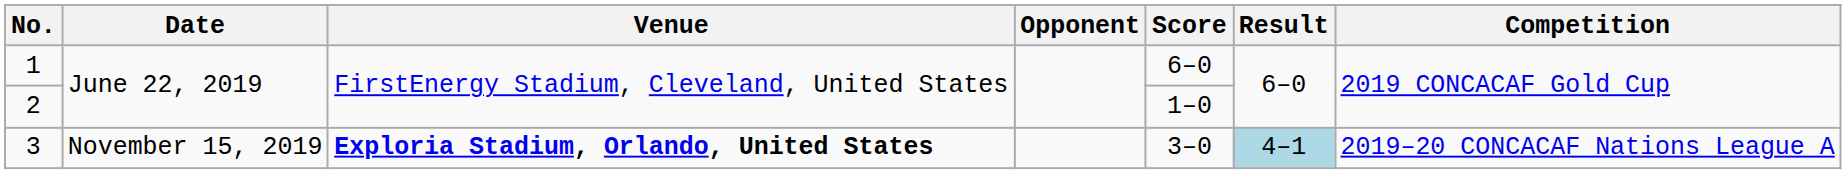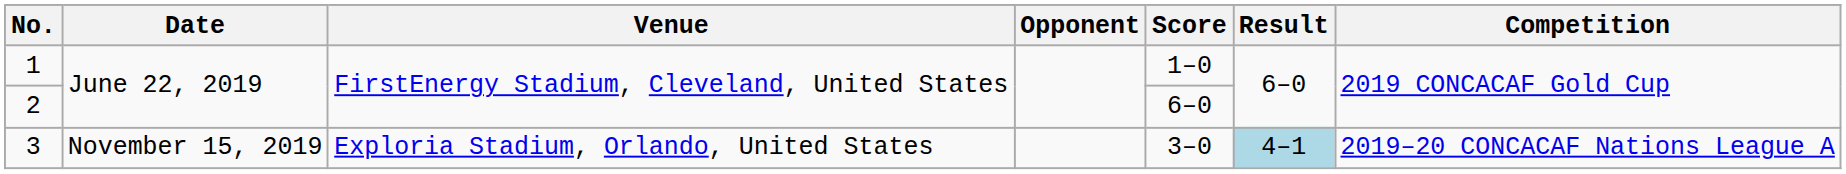(1189, 66) 6–0 -> (1189, 66) 1–0
(1189, 107) 1–0 -> (1189, 107) 6–0
(634, 147) bold -> (634, 147) normal
